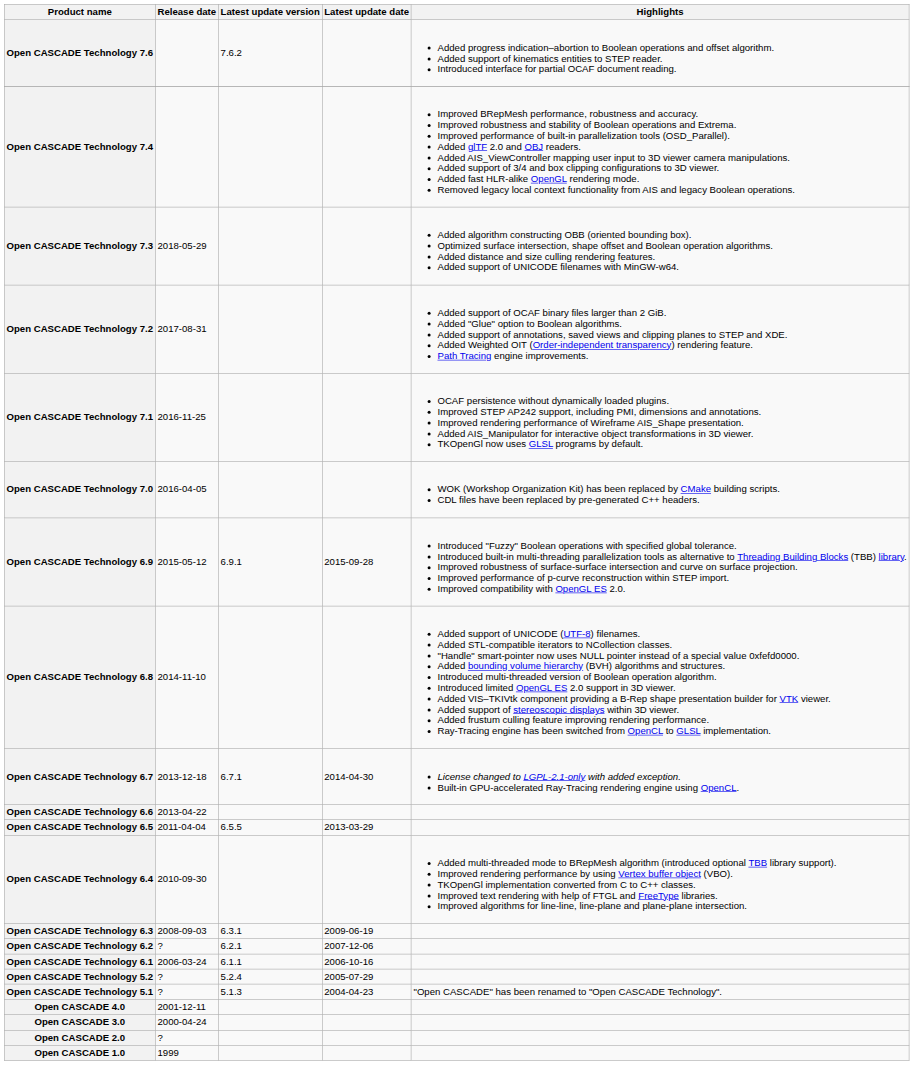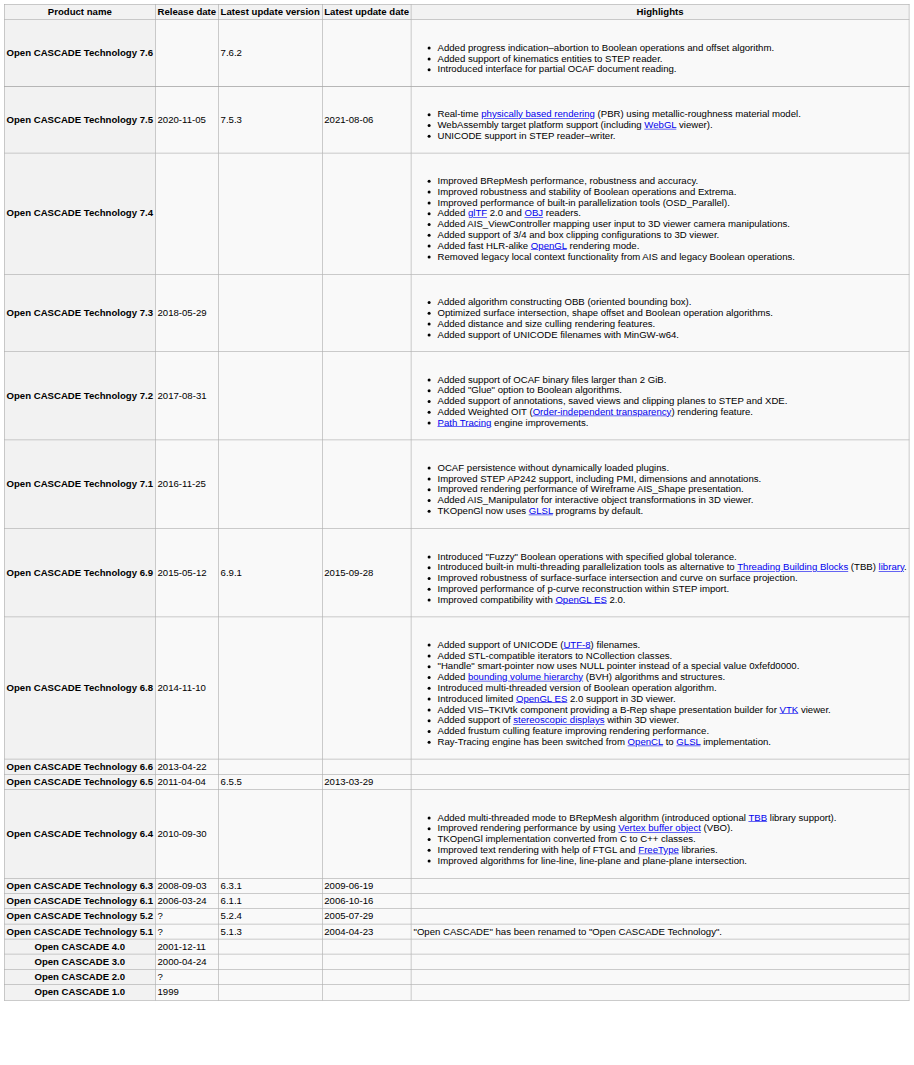+ row: (80, 119)
- row: (80, 489)
- row: (80, 776)
- row: (80, 946)
